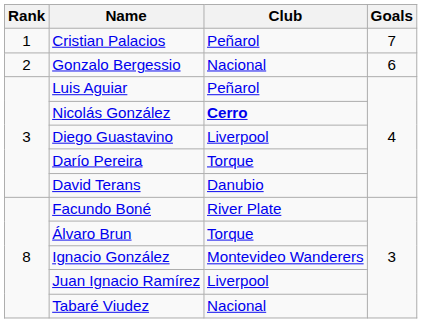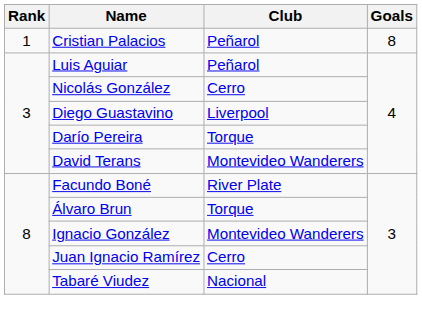(392, 40) 7 -> (392, 40) 8
- row: (116, 64)
(227, 112) bold -> (226, 88) normal
(235, 185) Danubio -> (285, 161) Montevideo Wanderers
(238, 281) Liverpool -> (226, 257) Cerro
